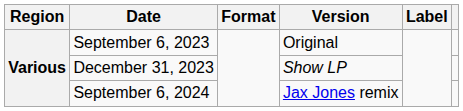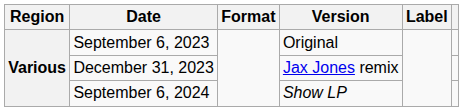(315, 67) Show LP -> (341, 67) Jax Jones remix
(341, 93) Jax Jones remix -> (315, 93) Show LP
